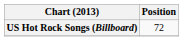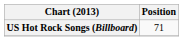(159, 28) 72 -> (159, 28) 71
